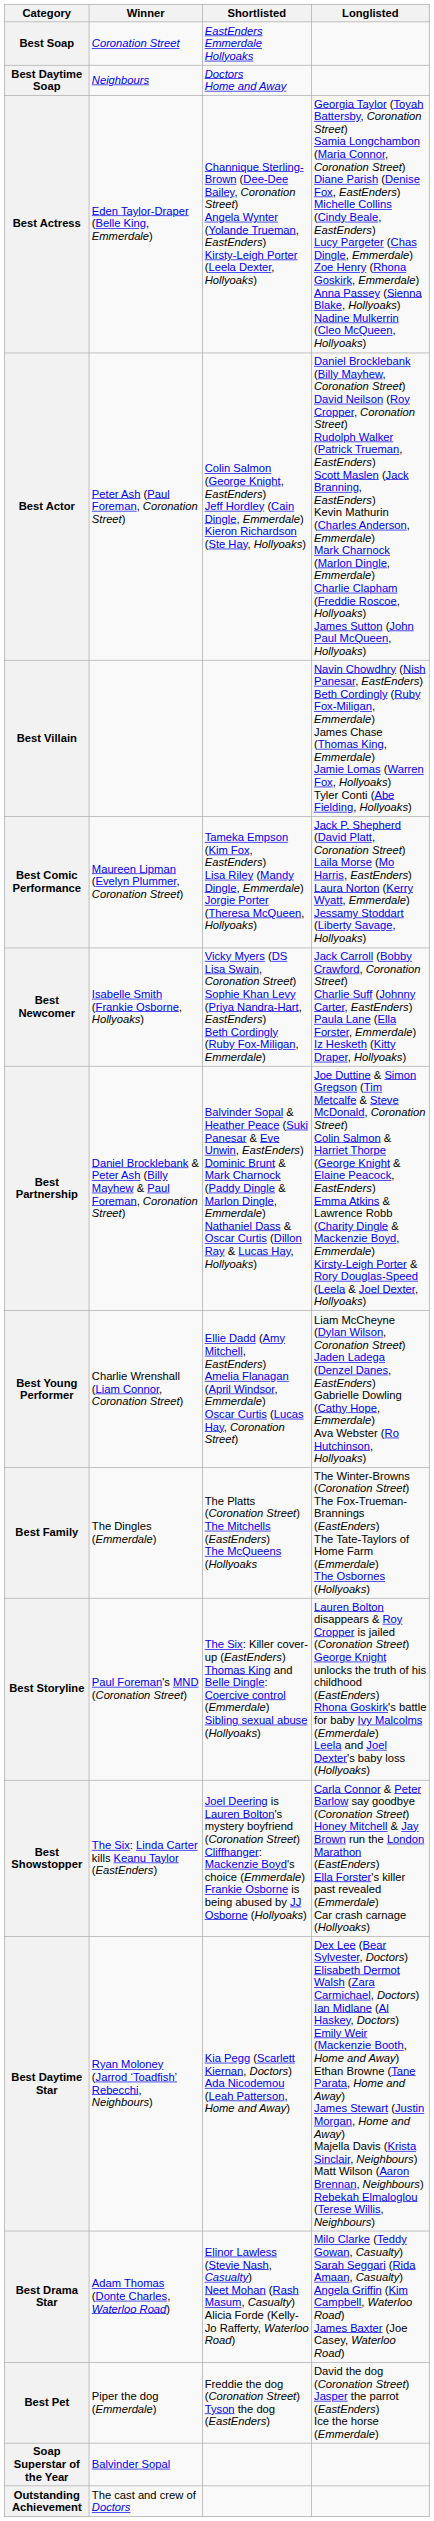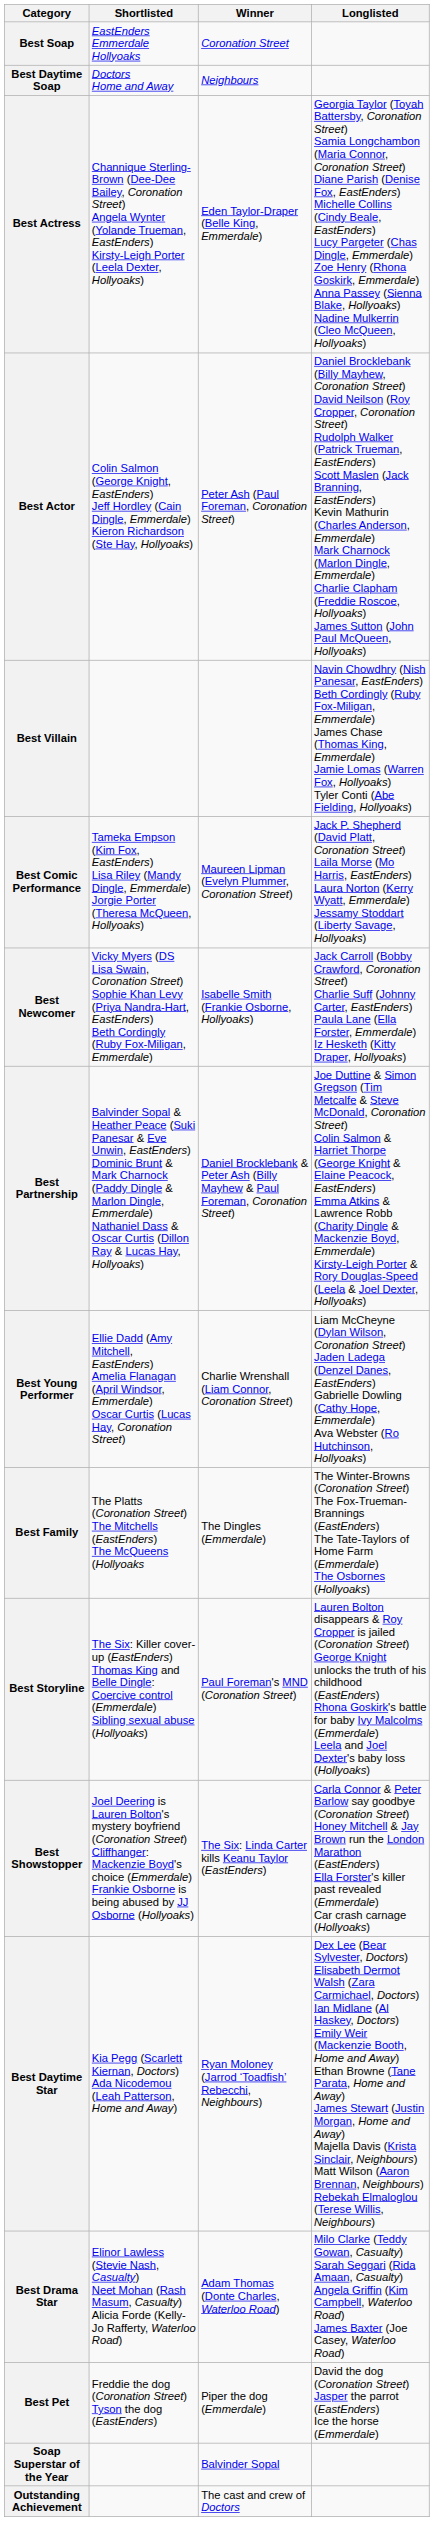columns swapped: (146, 13) <-> (257, 13)
